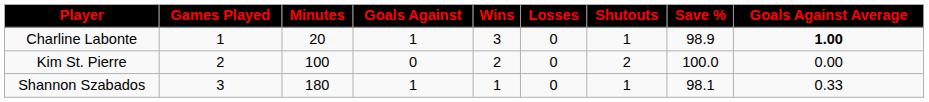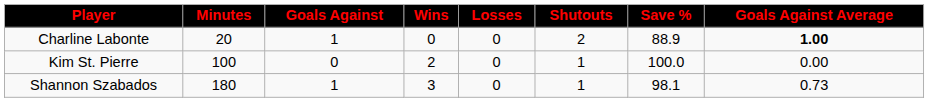- column: (220, 16)
(497, 39) 3 -> (431, 39) 0
(627, 39) 1 -> (581, 39) 2
(700, 39) 98.9 -> (666, 39) 88.9
(627, 62) 2 -> (581, 62) 1
(497, 85) 1 -> (431, 85) 3
(829, 85) 0.33 -> (814, 85) 0.73
